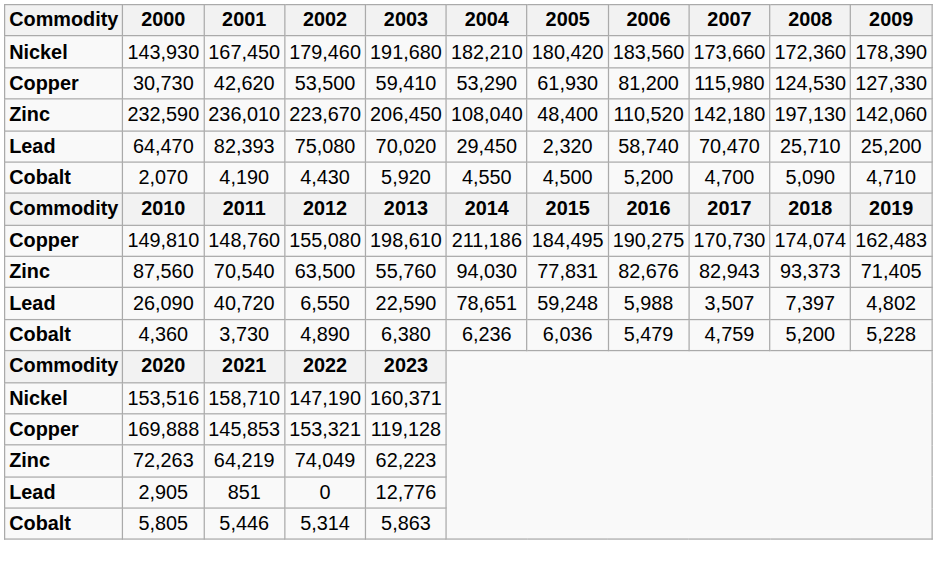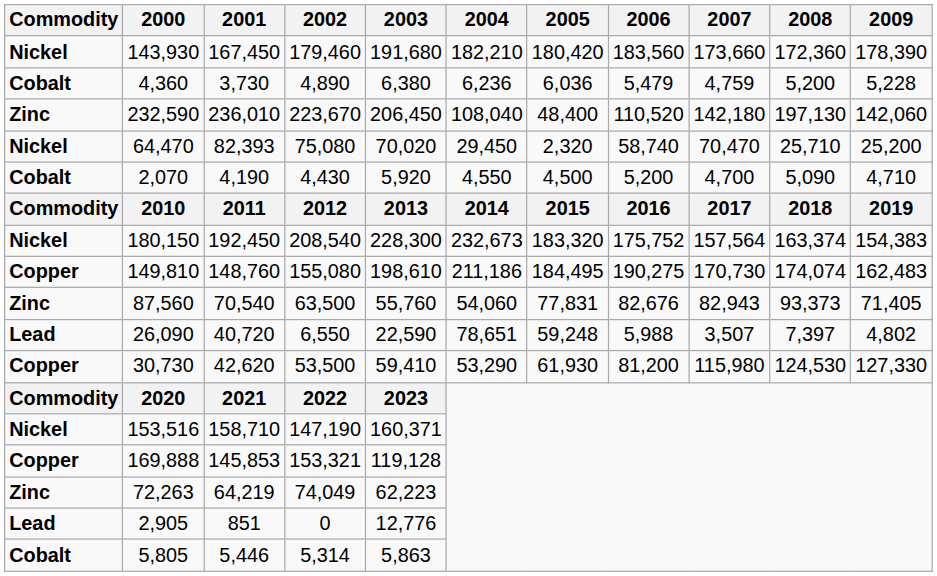rows swapped: (163, 83) <-> (163, 334)
(32, 146) Lead -> (38, 146) Nickel
+ row: (163, 240)
(487, 271) 94,030 -> (487, 303) 54,060
